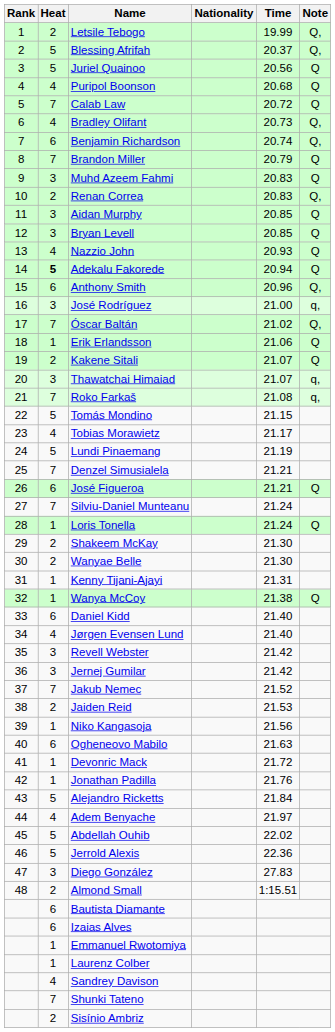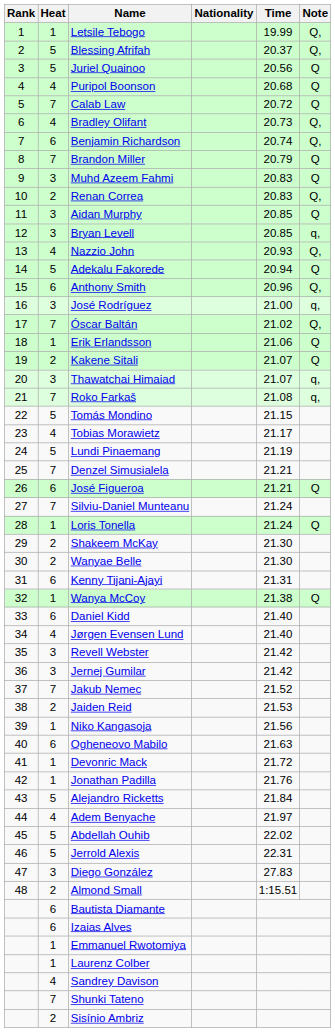(53, 31) 2 -> (53, 31) 1
(315, 232) Q -> (315, 232) q,
(315, 251) Q -> (315, 251) Q,
(53, 269) bold -> (53, 269) normal
(53, 580) 1 -> (53, 580) 6
(278, 854) 22.36 -> (278, 854) 22.31
